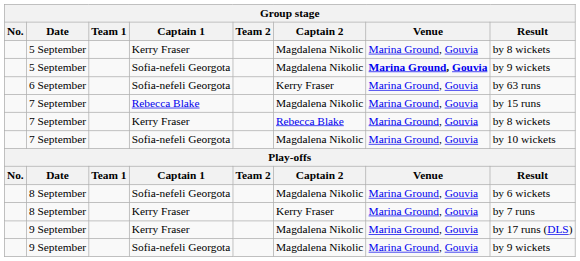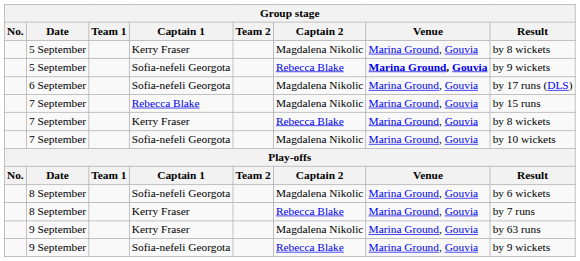(320, 67) Magdalena Nikolic -> (310, 67) Rebecca Blake
(305, 85) Kerry Fraser -> (320, 85) Magdalena Nikolic
(517, 85) by 63 runs -> (533, 85) by 17 runs (DLS)
(305, 211) Kerry Fraser -> (310, 211) Rebecca Blake
(533, 229) by 17 runs (DLS) -> (517, 229) by 63 runs
(320, 247) Magdalena Nikolic -> (310, 247) Rebecca Blake
